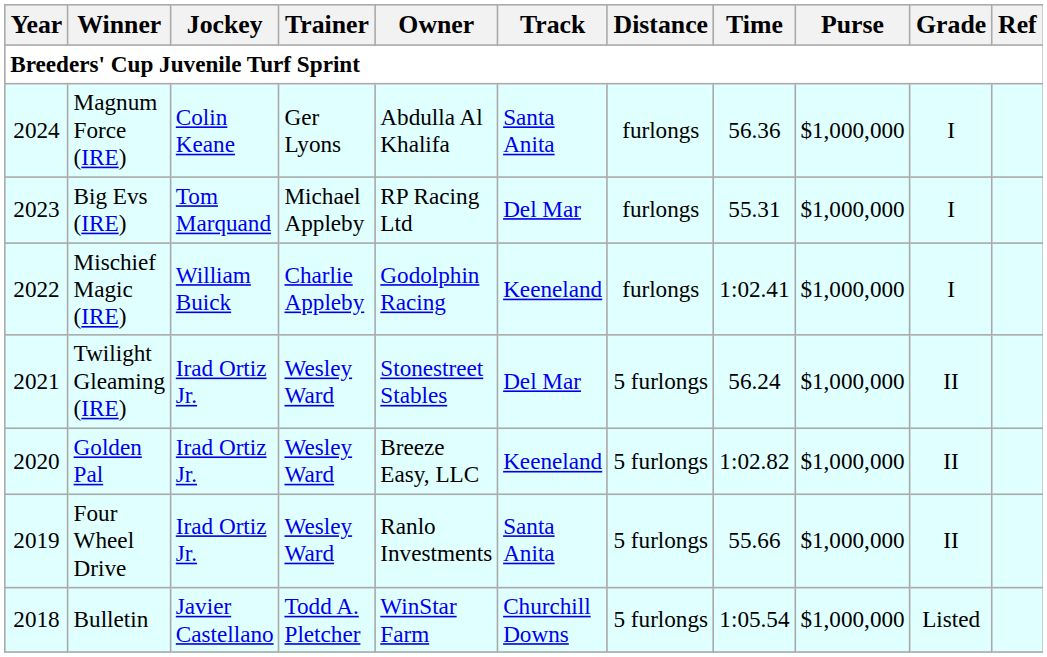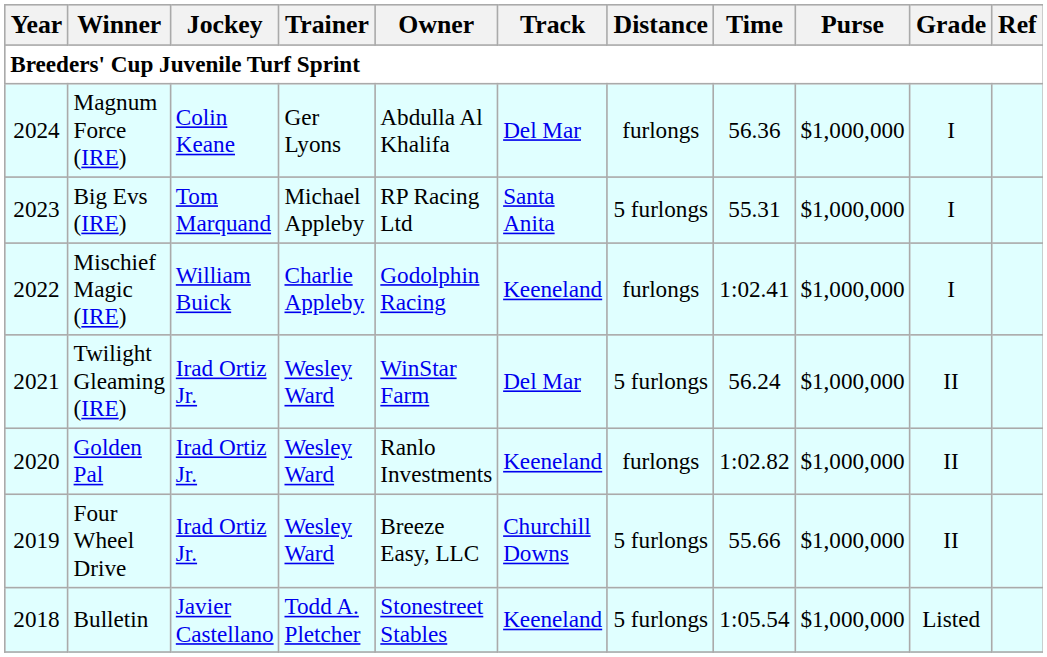(529, 130) Santa Anita -> (542, 130) Del Mar
(542, 209) Del Mar -> (529, 209) Santa Anita
(661, 209) furlongs -> (661, 209) 5 furlongs
(432, 381) Stonestreet Stables -> (418, 381) WinStar Farm
(430, 460) Breeze Easy, LLC -> (436, 460) Ranlo Investments
(661, 460) 5 furlongs -> (661, 460) furlongs
(436, 540) Ranlo Investments -> (430, 540) Breeze Easy, LLC
(529, 540) Santa Anita -> (547, 540) Churchill Downs
(418, 619) WinStar Farm -> (432, 619) Stonestreet Stables
(547, 619) Churchill Downs -> (553, 619) Keeneland
